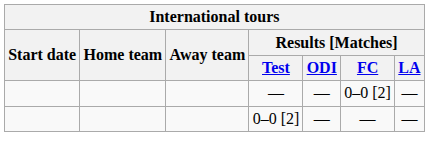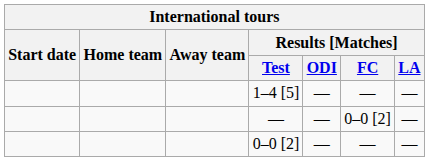+ row: (276, 93)
